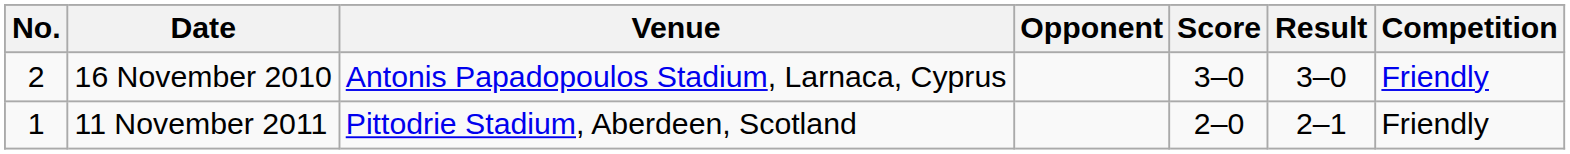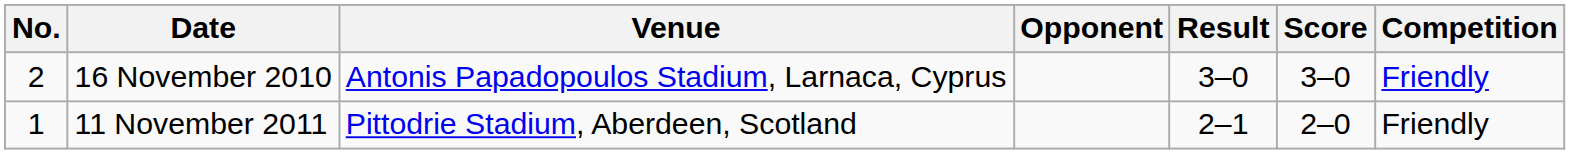columns swapped: (1219, 28) <-> (1321, 28)
